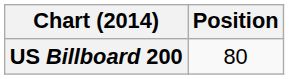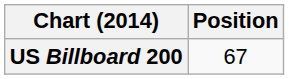(236, 56) 80 -> (236, 56) 67
